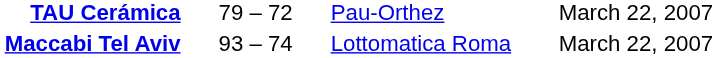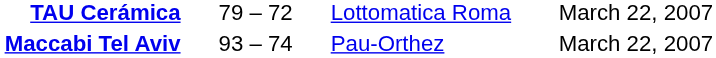(388, 13) Pau-Orthez -> (421, 13) Lottomatica Roma
(421, 43) Lottomatica Roma -> (388, 43) Pau-Orthez
